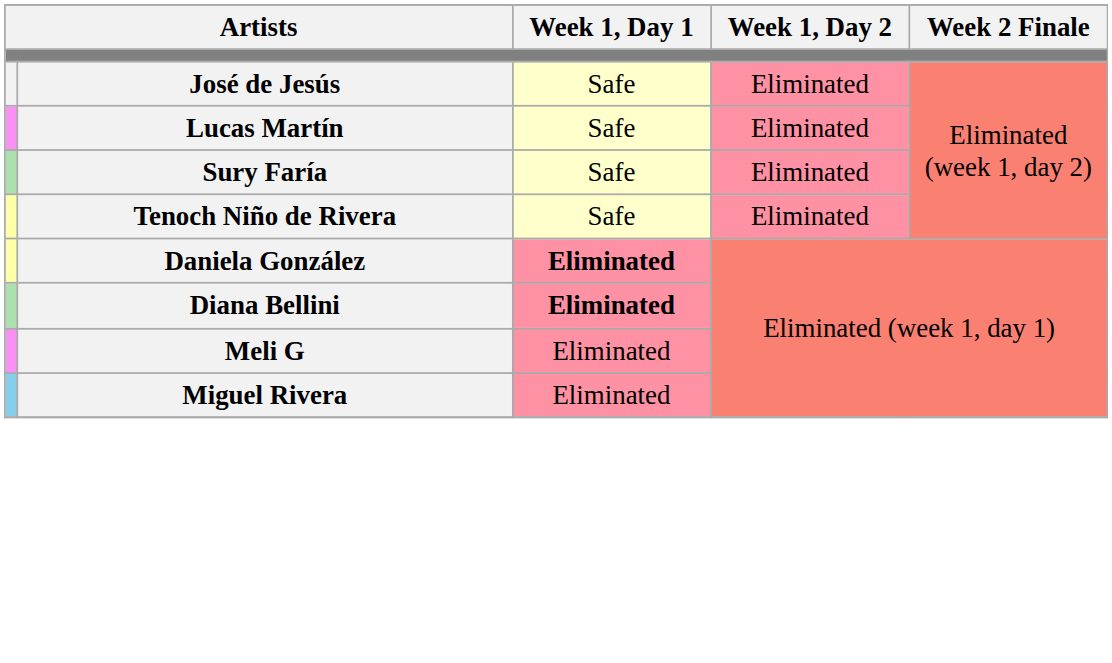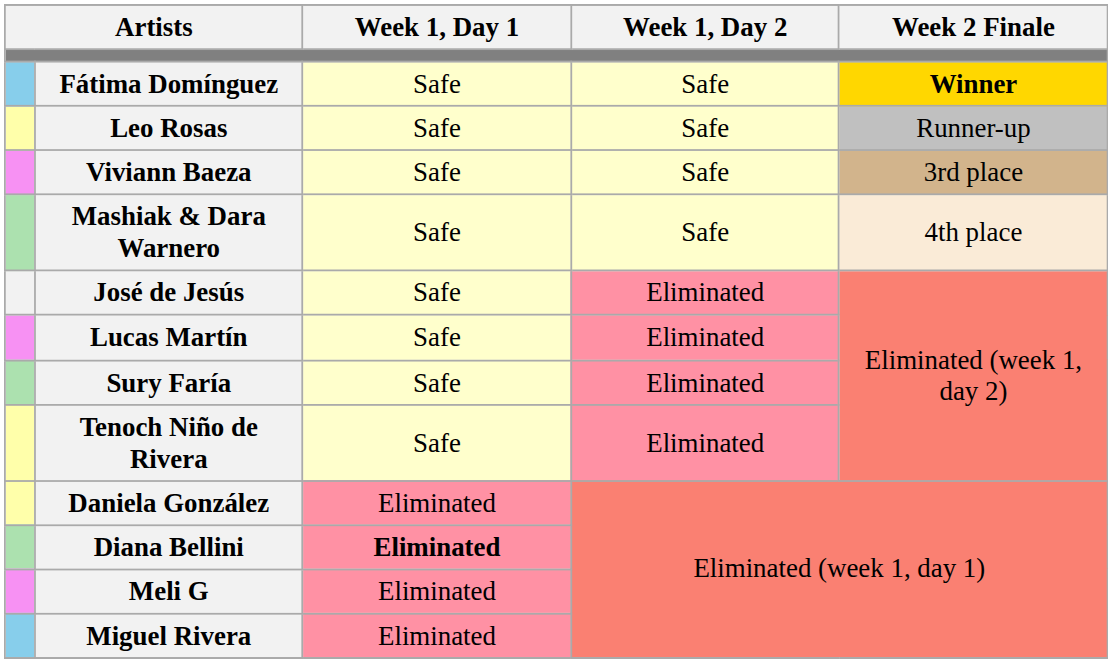+ row: (169, 83)
+ row: (169, 128)
+ row: (169, 172)
+ row: (169, 232)
(611, 261) bold -> (437, 502) normal
